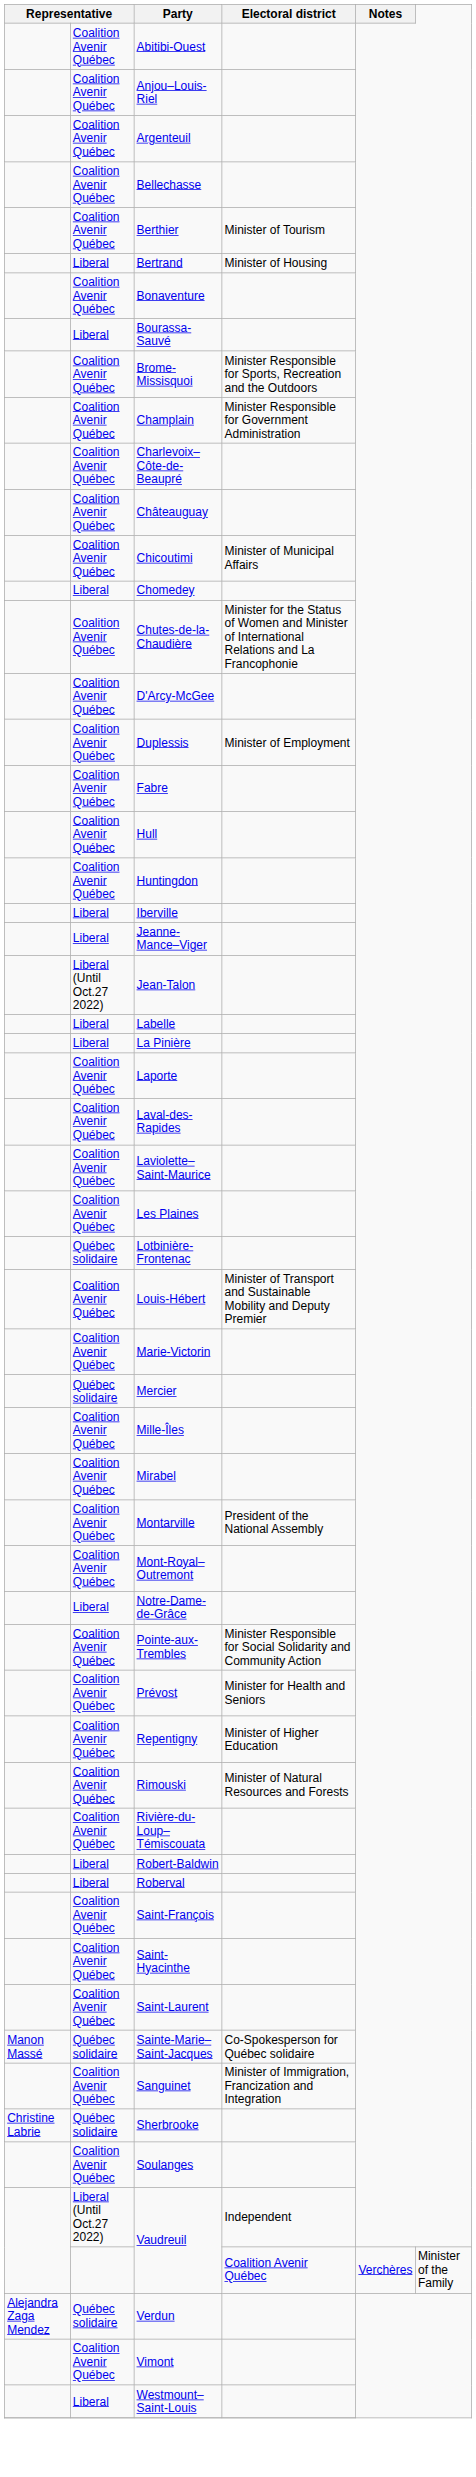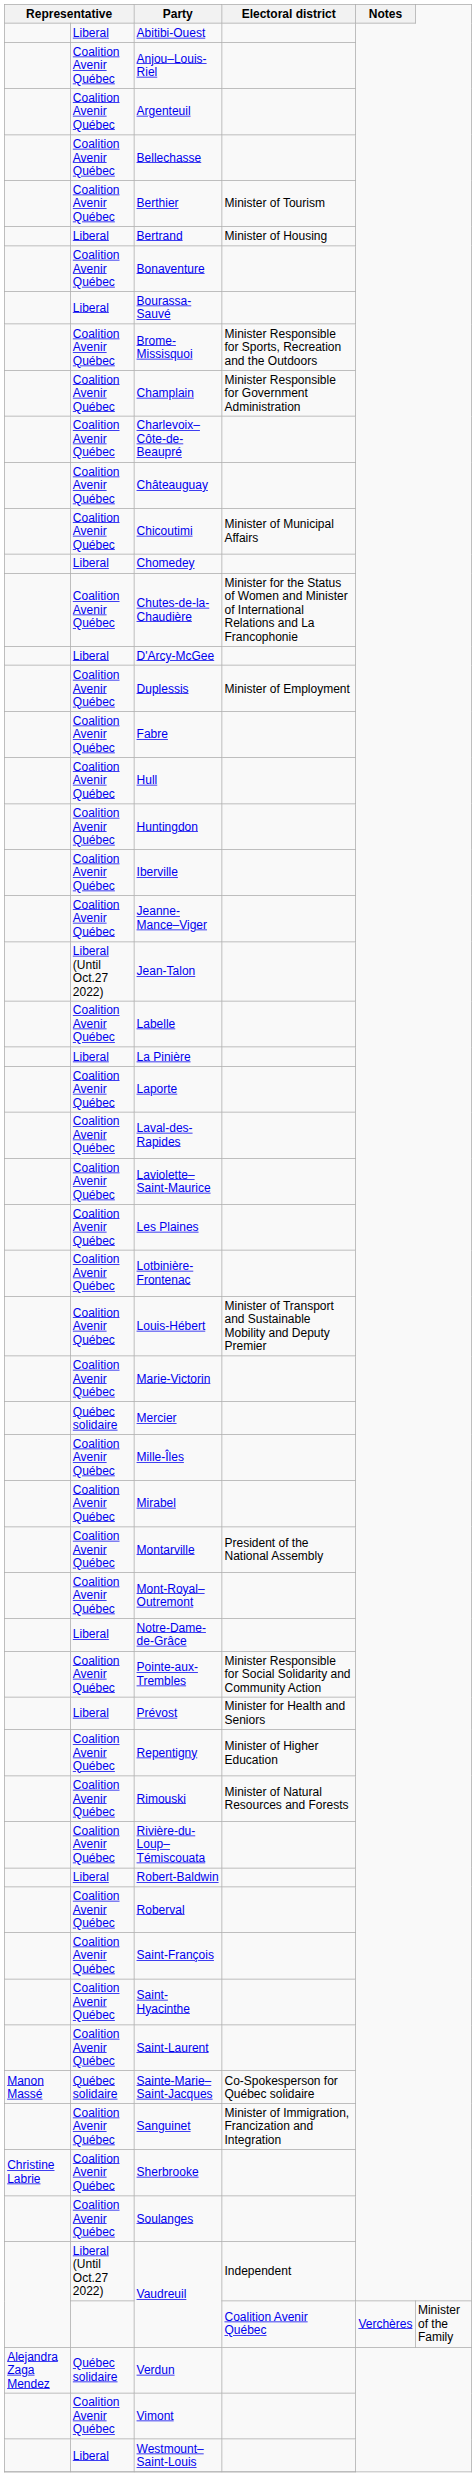(96, 46) Coalition Avenir Québec -> (91, 33) Liberal
(96, 696) Coalition Avenir Québec -> (91, 656) Liberal
(91, 913) Liberal -> (96, 872) Coalition Avenir Québec
(91, 938) Liberal -> (96, 918) Coalition Avenir Québec
(91, 1024) Liberal -> (96, 1024) Coalition Avenir Québec
(95, 1253) Québec solidaire -> (96, 1273) Coalition Avenir Québec
(96, 1693) Coalition Avenir Québec -> (91, 1713) Liberal
(91, 1882) Liberal -> (96, 1909) Coalition Avenir Québec
(95, 2125) Québec solidaire -> (96, 2172) Coalition Avenir Québec
